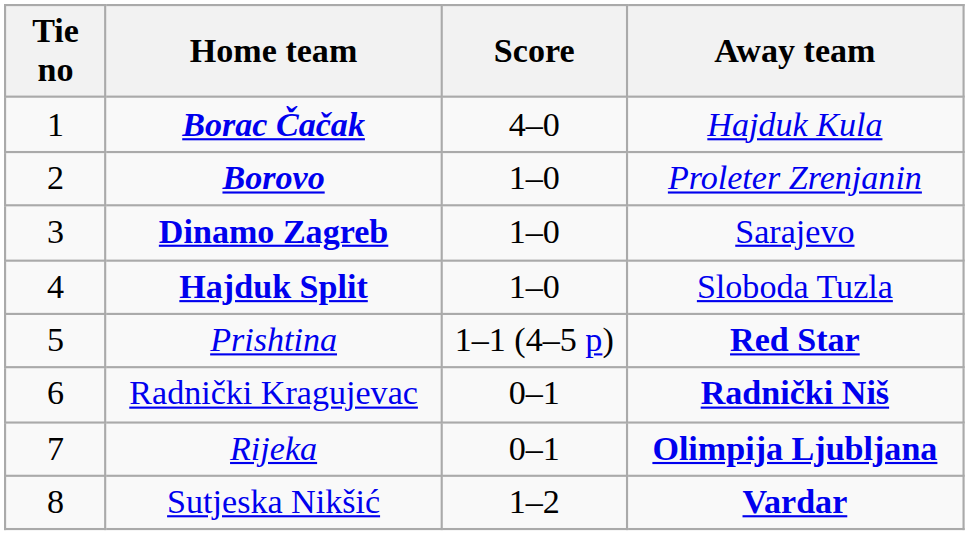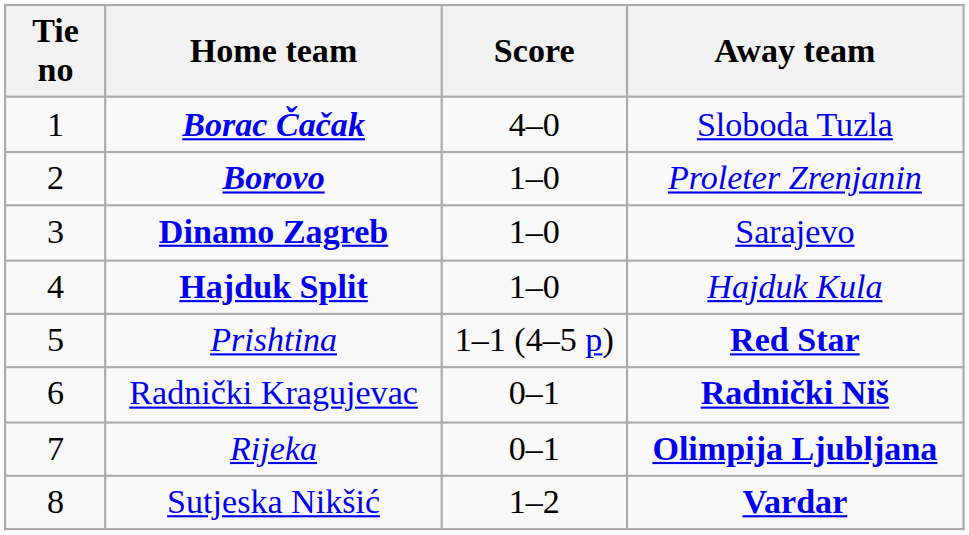(795, 123) Hajduk Kula -> (795, 123) Sloboda Tuzla
(795, 286) Sloboda Tuzla -> (795, 286) Hajduk Kula
